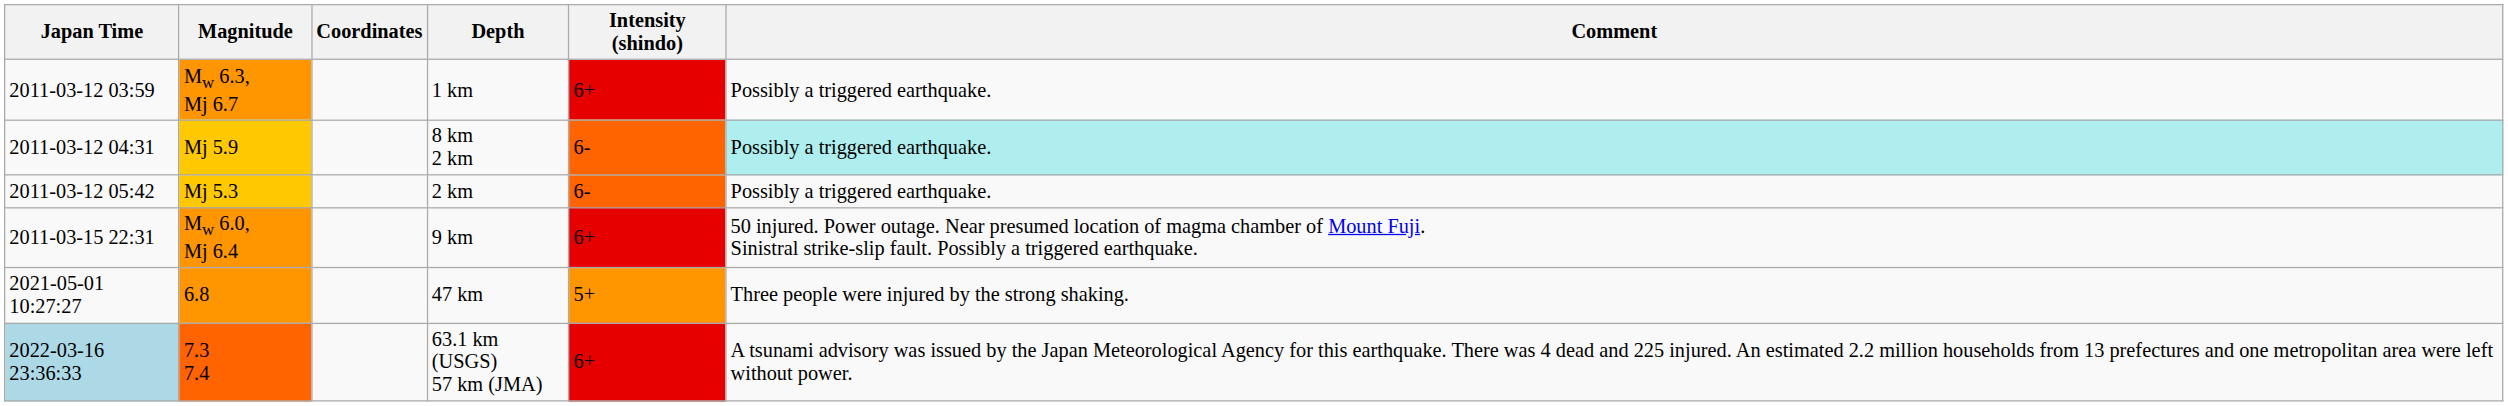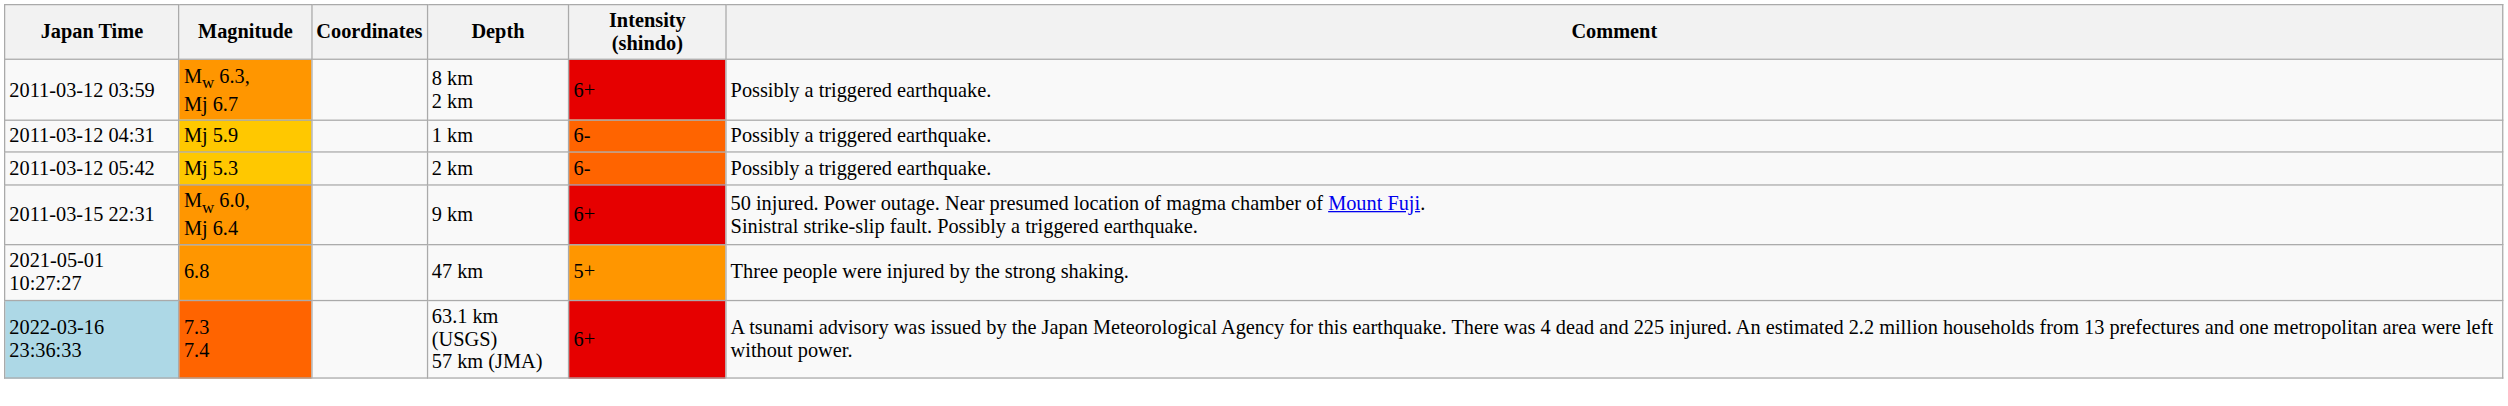(452, 89) 1 km -> (452, 89) 8 km 2 km
(452, 147) 8 km 2 km -> (452, 136) 1 km
(861, 147) paleturquoise background -> (861, 136) no background
